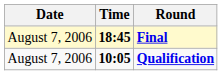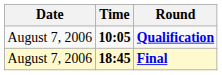rows swapped: (175, 59) <-> (152, 37)
